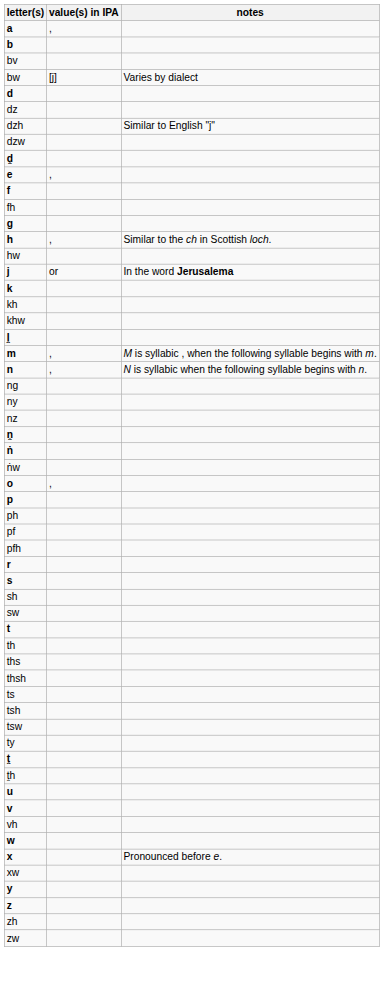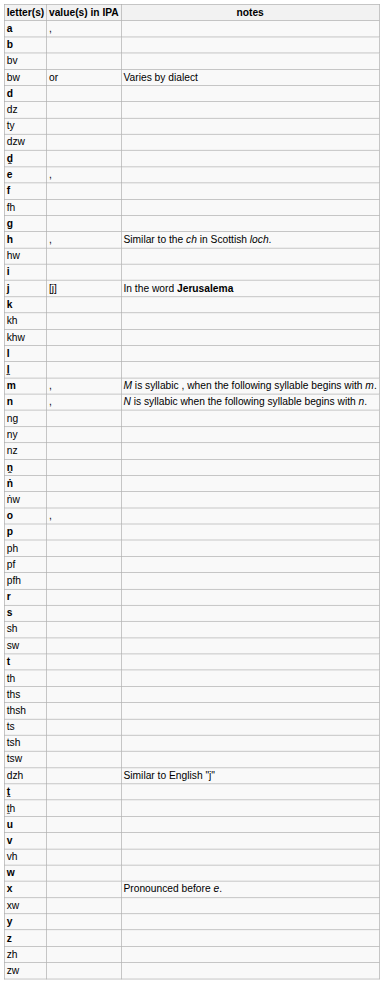(53, 77) [j] -> (54, 77) or
rows swapped: (15, 126) <-> (11, 743)
+ row: (8, 272)
(54, 272) or -> (53, 288) [j]
+ row: (8, 353)
